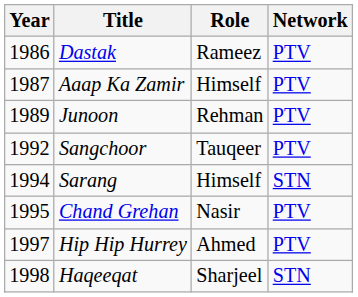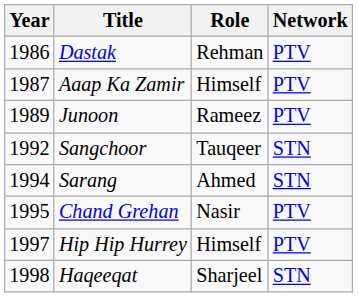(229, 52) Rameez -> (230, 52) Rehman
(230, 116) Rehman -> (229, 116) Rameez
(292, 148) PTV -> (292, 148) STN
(229, 180) Himself -> (226, 180) Ahmed
(226, 244) Ahmed -> (229, 244) Himself
